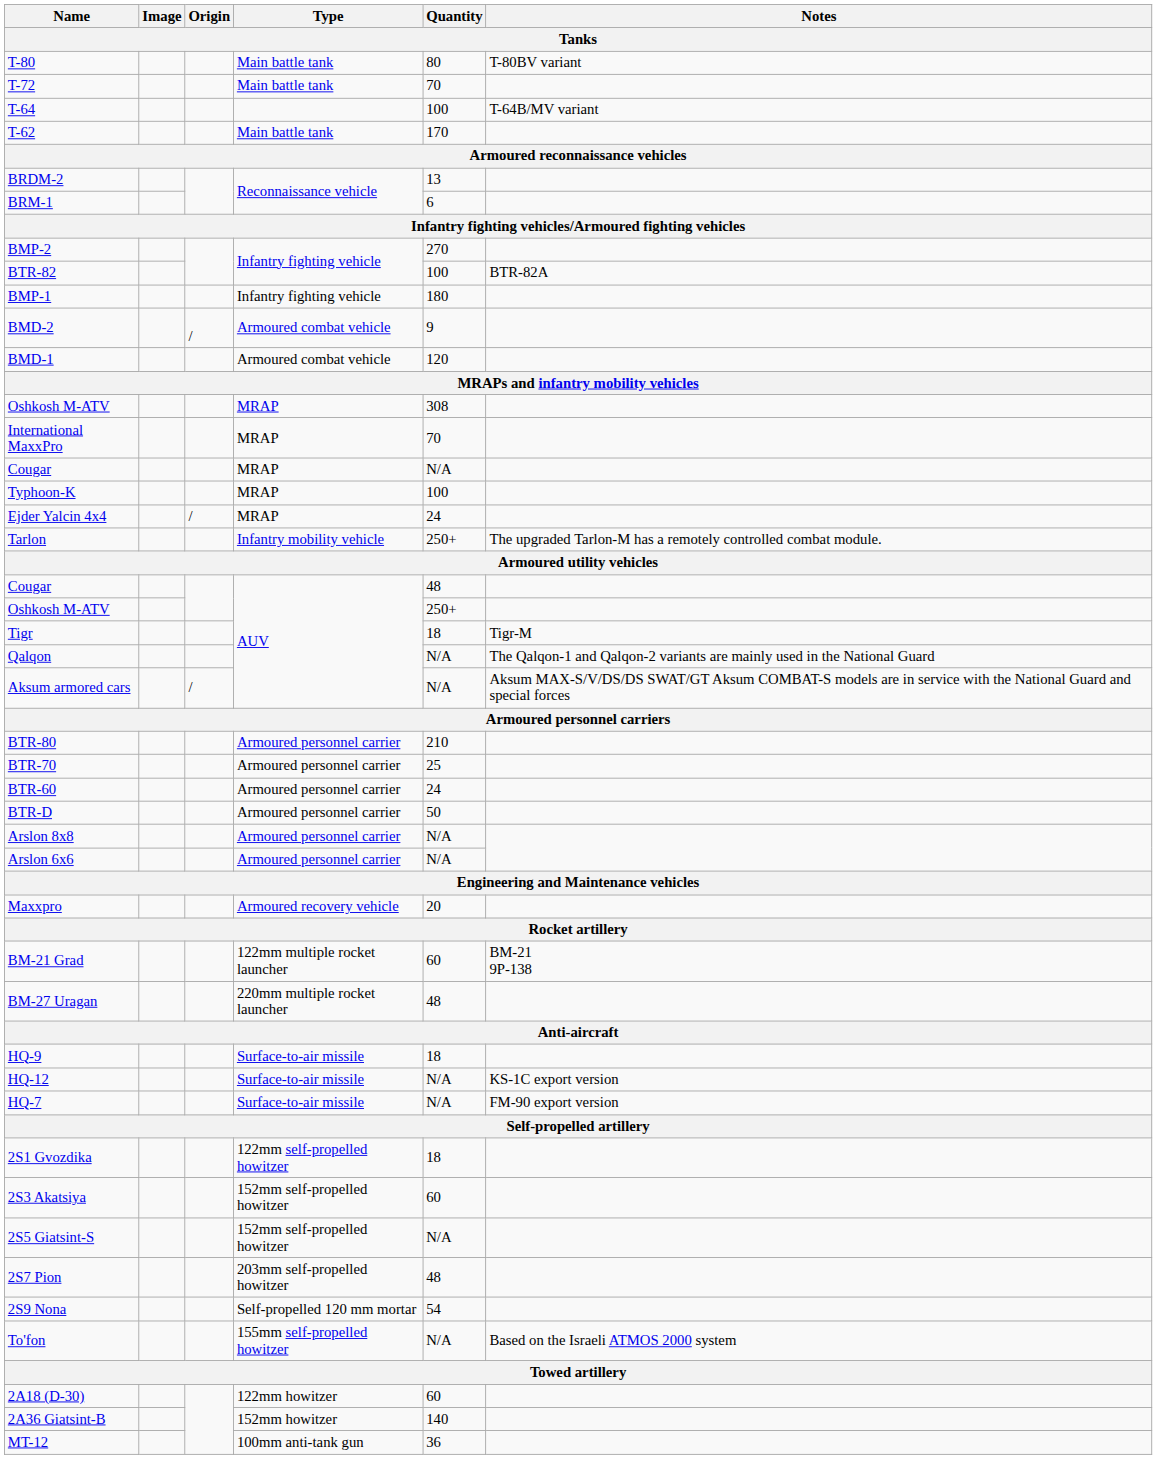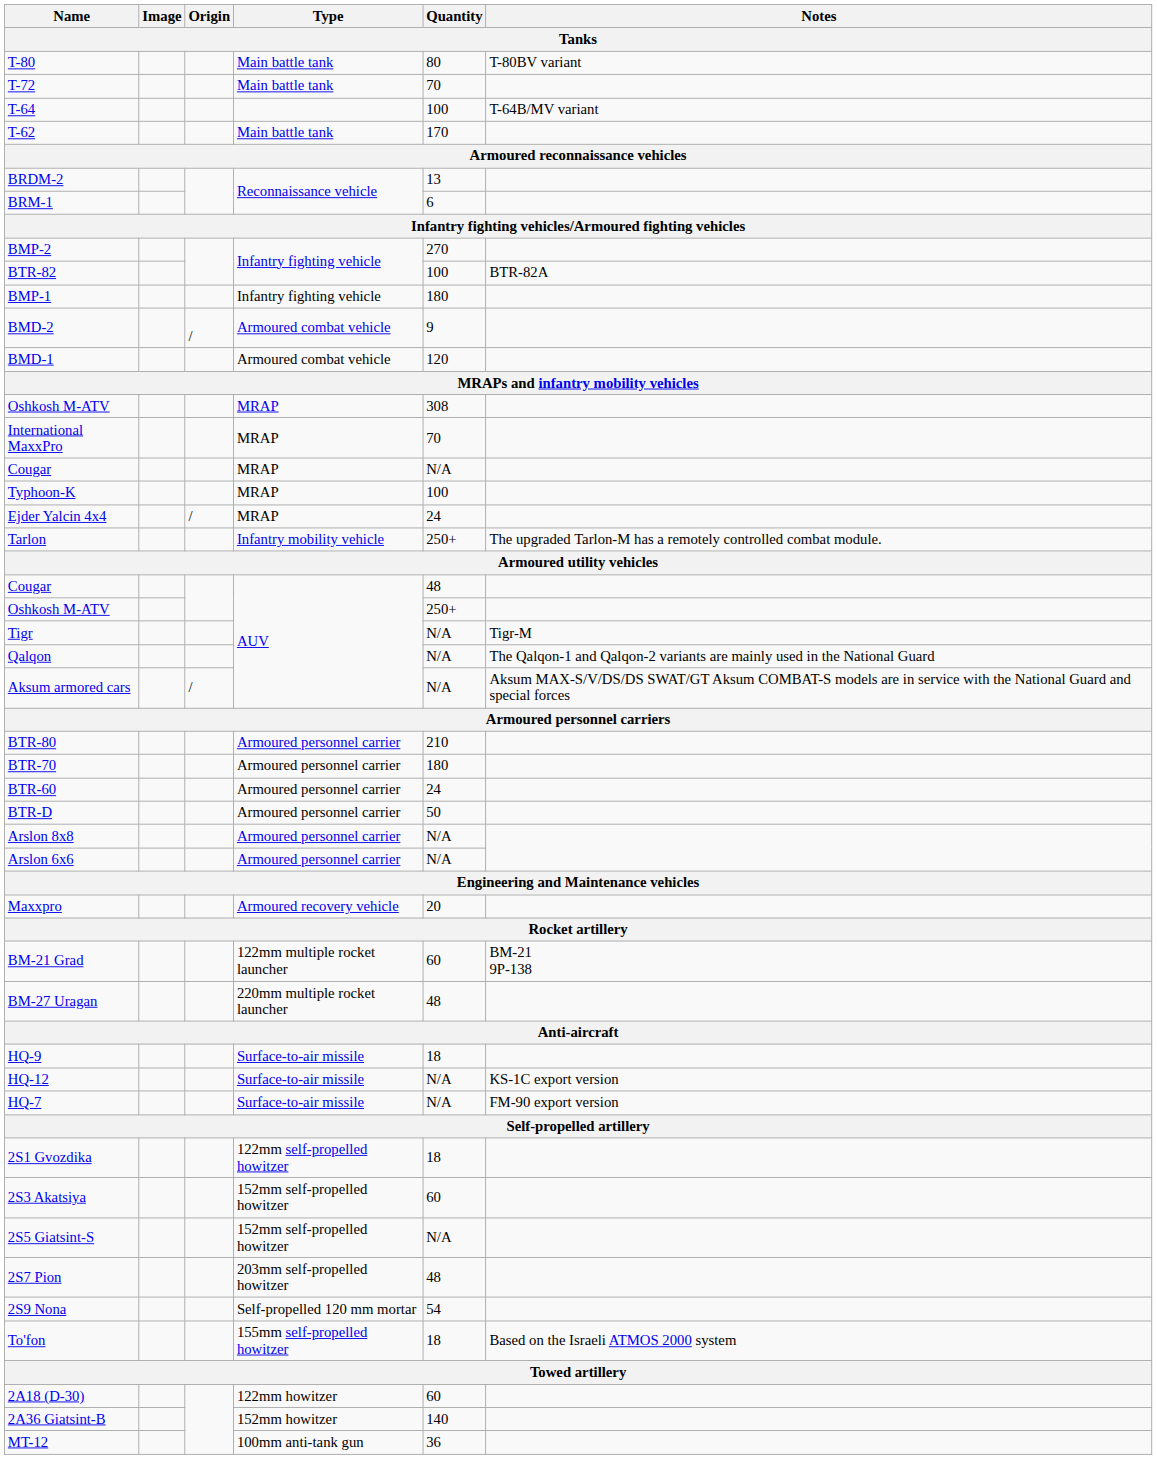(434, 632) 18 -> (439, 632) N/A
(434, 766) 25 -> (437, 766) 180
(439, 1340) N/A -> (434, 1340) 18
